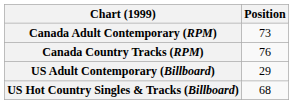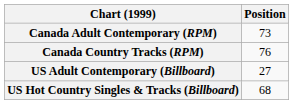(265, 71) 29 -> (265, 71) 27
